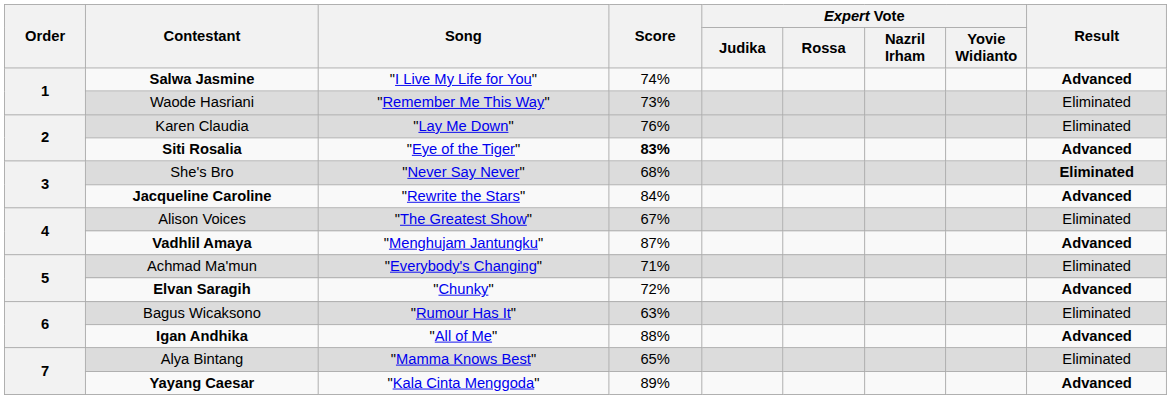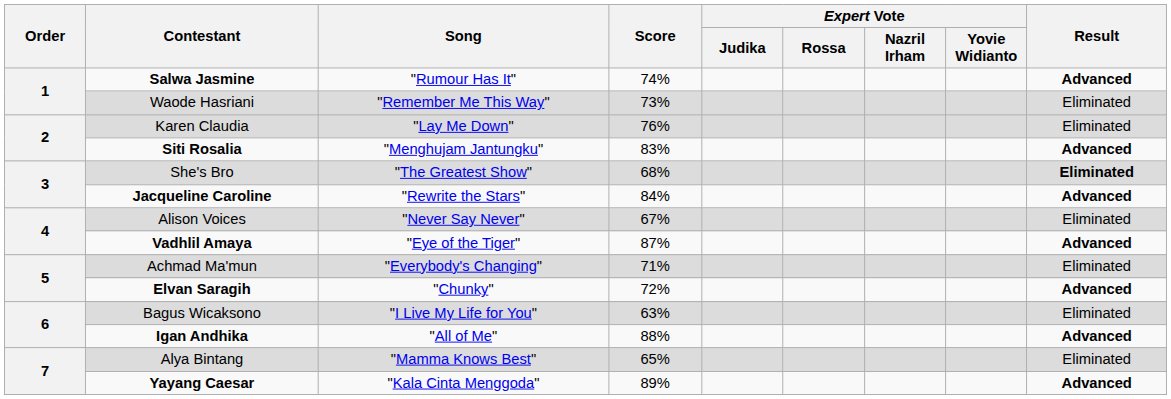(463, 79) "I Live My Life for You" -> (463, 79) "Rumour Has It"
(463, 149) "Eye of the Tiger" -> (463, 149) "Menghujam Jantungku"
(655, 149) bold -> (655, 149) normal
(463, 172) "Never Say Never" -> (463, 172) "The Greatest Show"
(463, 219) "The Greatest Show" -> (463, 219) "Never Say Never"
(463, 242) "Menghujam Jantungku" -> (463, 242) "Eye of the Tiger"
(463, 312) "Rumour Has It" -> (463, 312) "I Live My Life for You"
